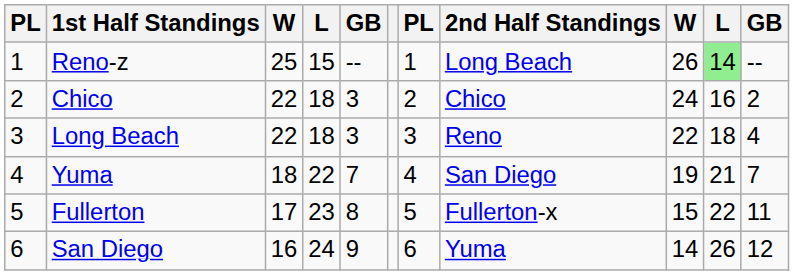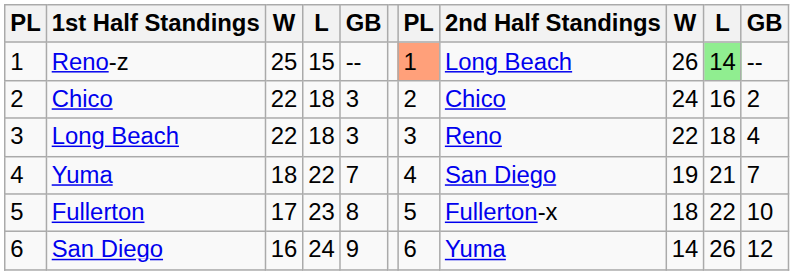(410, 61) no background -> (410, 61) lightsalmon background
(685, 212) 15 -> (685, 212) 18
(759, 212) 11 -> (760, 212) 10
